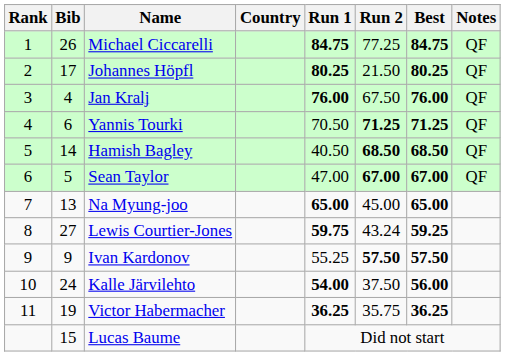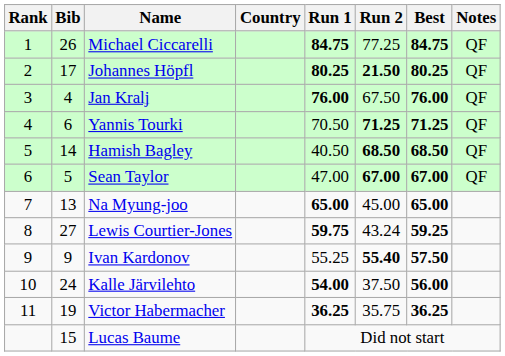(381, 71) normal -> (381, 71) bold
(381, 257) 57.50 -> (381, 257) 55.40
